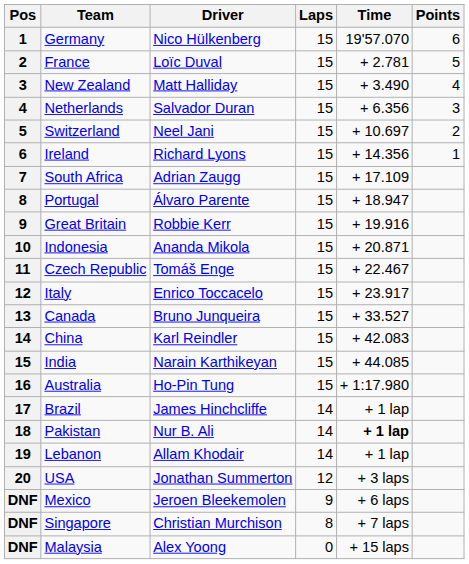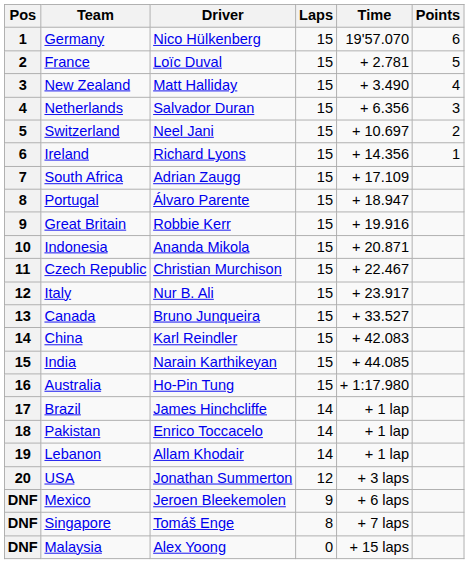(194, 270) Tomáš Enge -> (217, 270) Christian Murchison
(208, 293) Enrico Toccacelo -> (183, 293) Nur B. Ali
(183, 431) Nur B. Ali -> (208, 431) Enrico Toccacelo
(386, 431) bold -> (387, 431) normal
(217, 524) Christian Murchison -> (194, 524) Tomáš Enge
